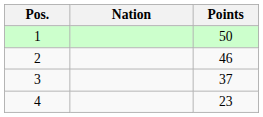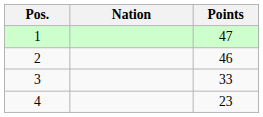(226, 36) 50 -> (226, 36) 47
(226, 79) 37 -> (226, 79) 33
